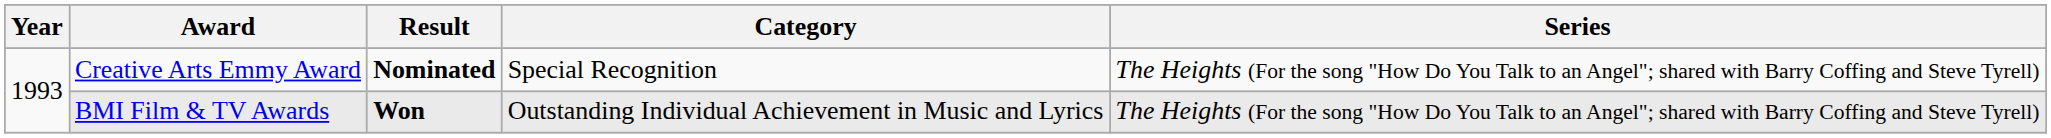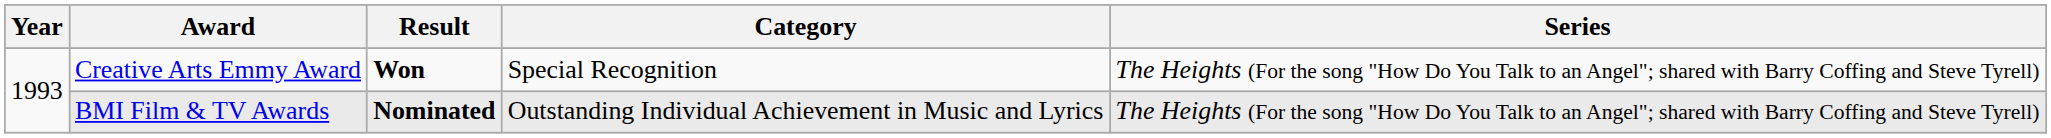(434, 69) Nominated -> (399, 69) Won
(399, 111) Won -> (434, 111) Nominated
